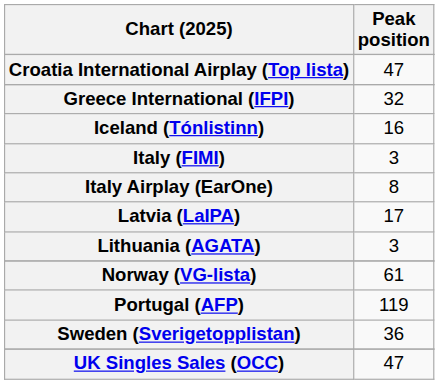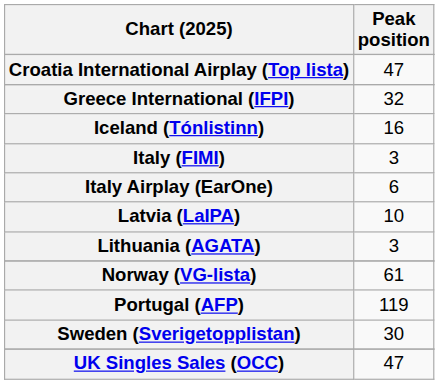(394, 187) 8 -> (394, 187) 6
(394, 216) 17 -> (394, 216) 10
(394, 334) 36 -> (394, 334) 30
